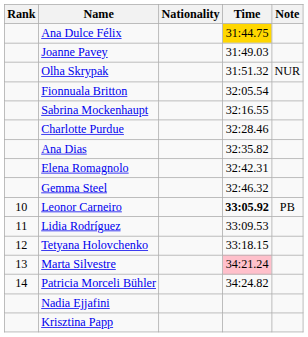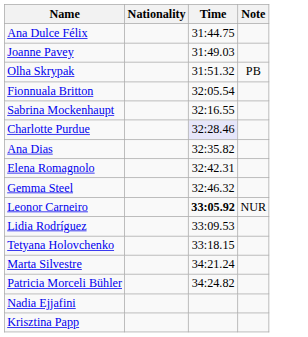- column: (21, 14)
(247, 33) gold background -> (213, 33) no background
(287, 71) NUR -> (253, 71) PB
(247, 129) no background -> (213, 129) lavender background
(287, 206) PB -> (253, 206) NUR
(247, 264) pink background -> (213, 264) no background
